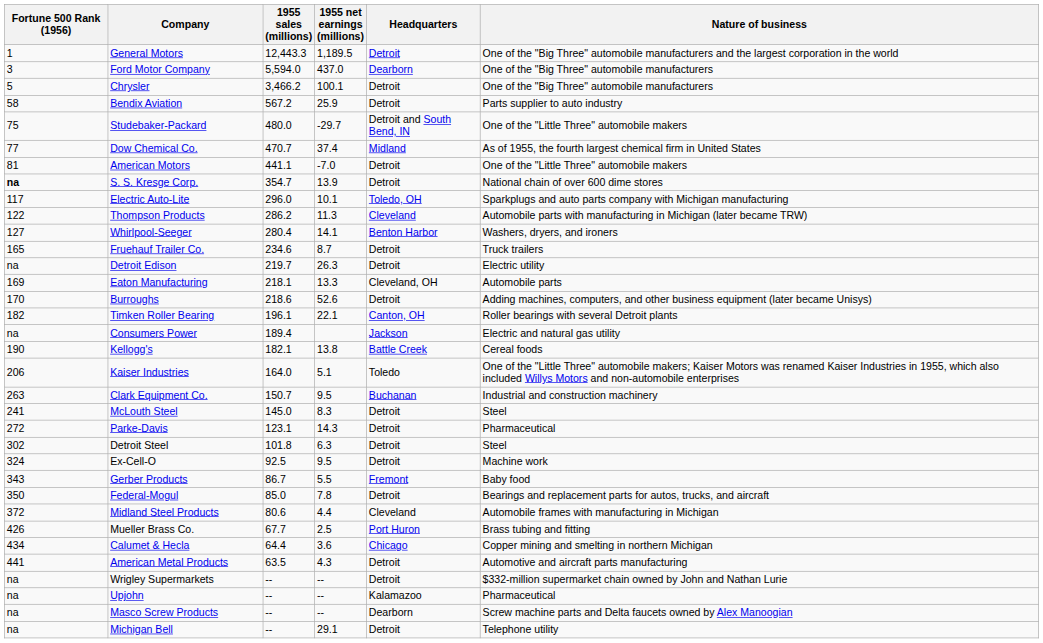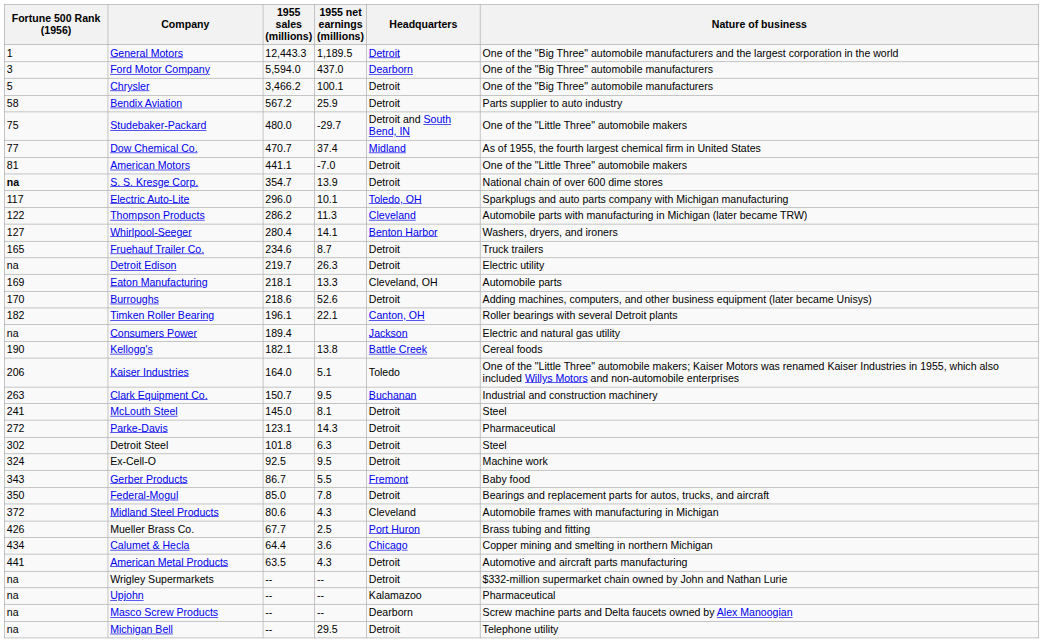(324, 412) 8.3 -> (324, 412) 8.1
(324, 512) 4.4 -> (324, 512) 4.3
(327, 629) 29.1 -> (327, 629) 29.5
